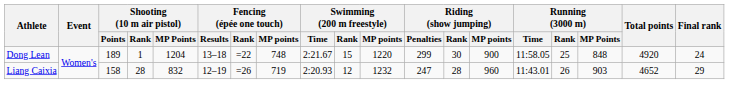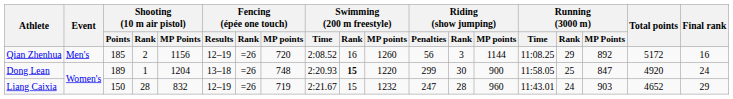+ row: (34, 55)
(244, 55) =22 -> (248, 71) =26
(318, 55) 2:21.67 -> (322, 71) 2:20.93
(347, 55) normal -> (352, 71) bold
(600, 55) 848 -> (605, 71) 847
(113, 71) 158 -> (118, 87) 150
(318, 71) 2:20.93 -> (322, 87) 2:21.67
(347, 71) 12 -> (352, 87) 15
(565, 71) 26 -> (570, 87) 24
